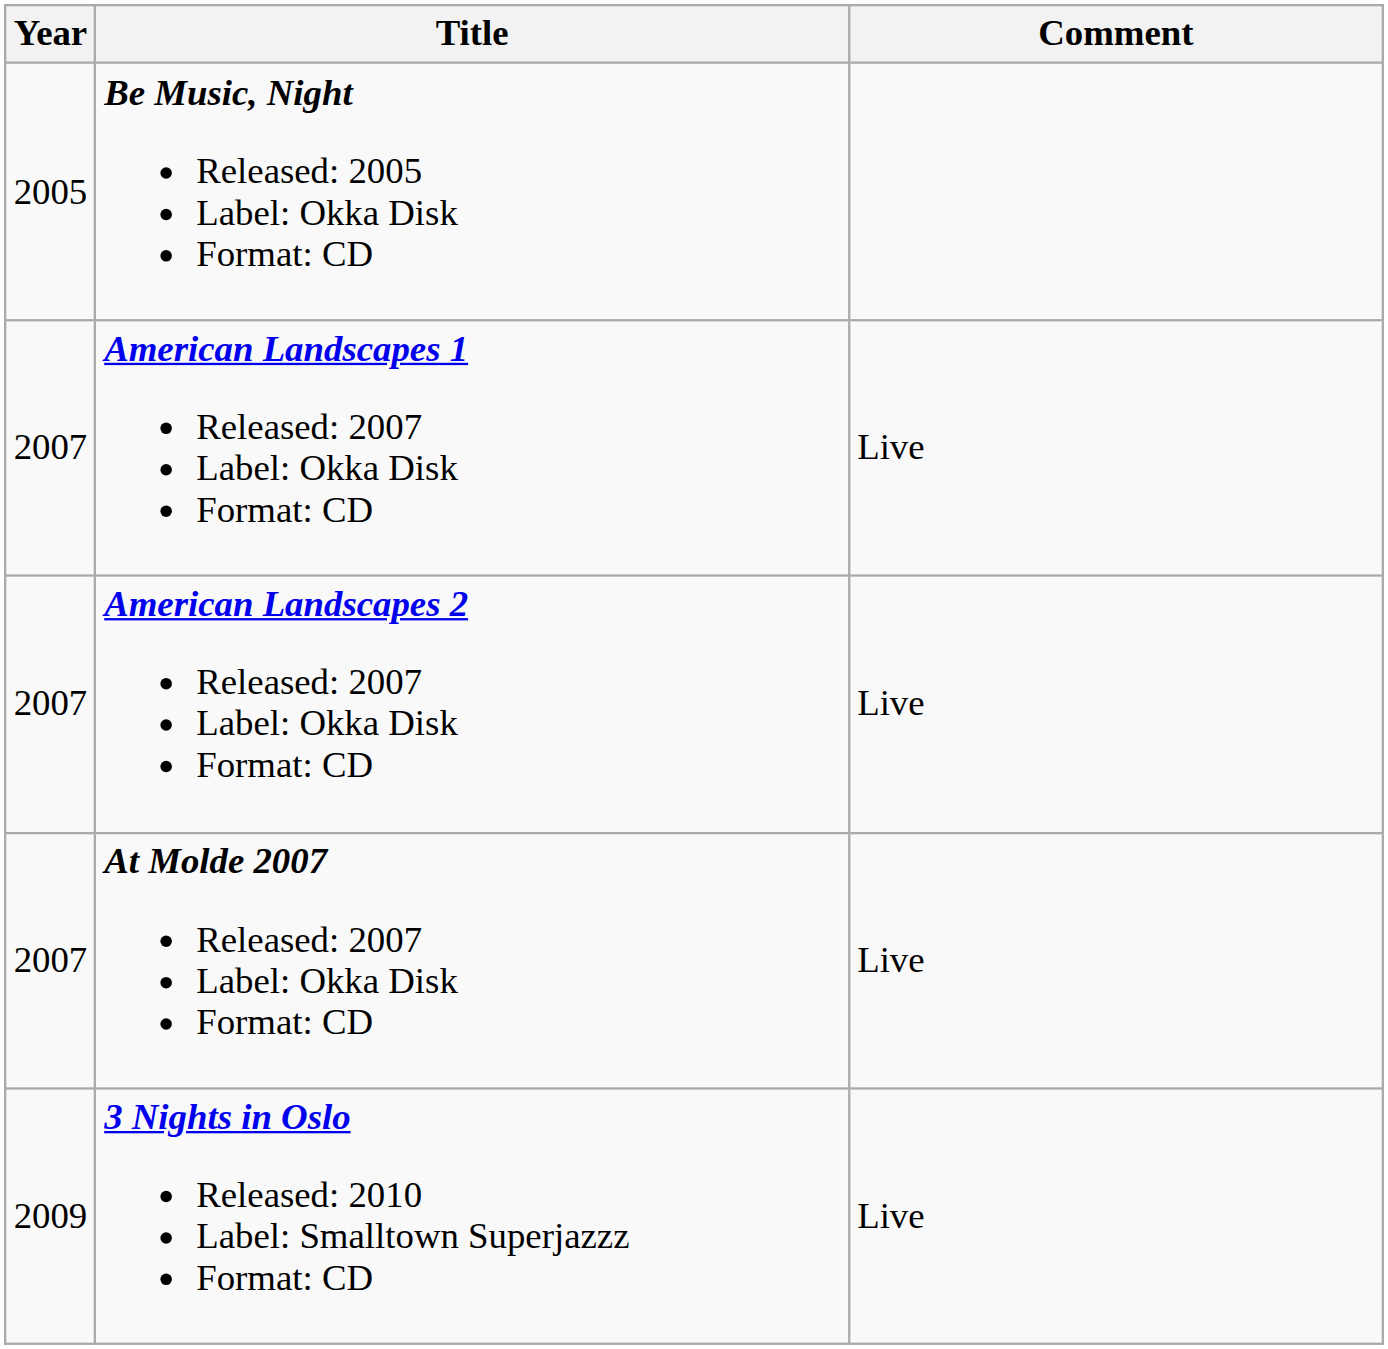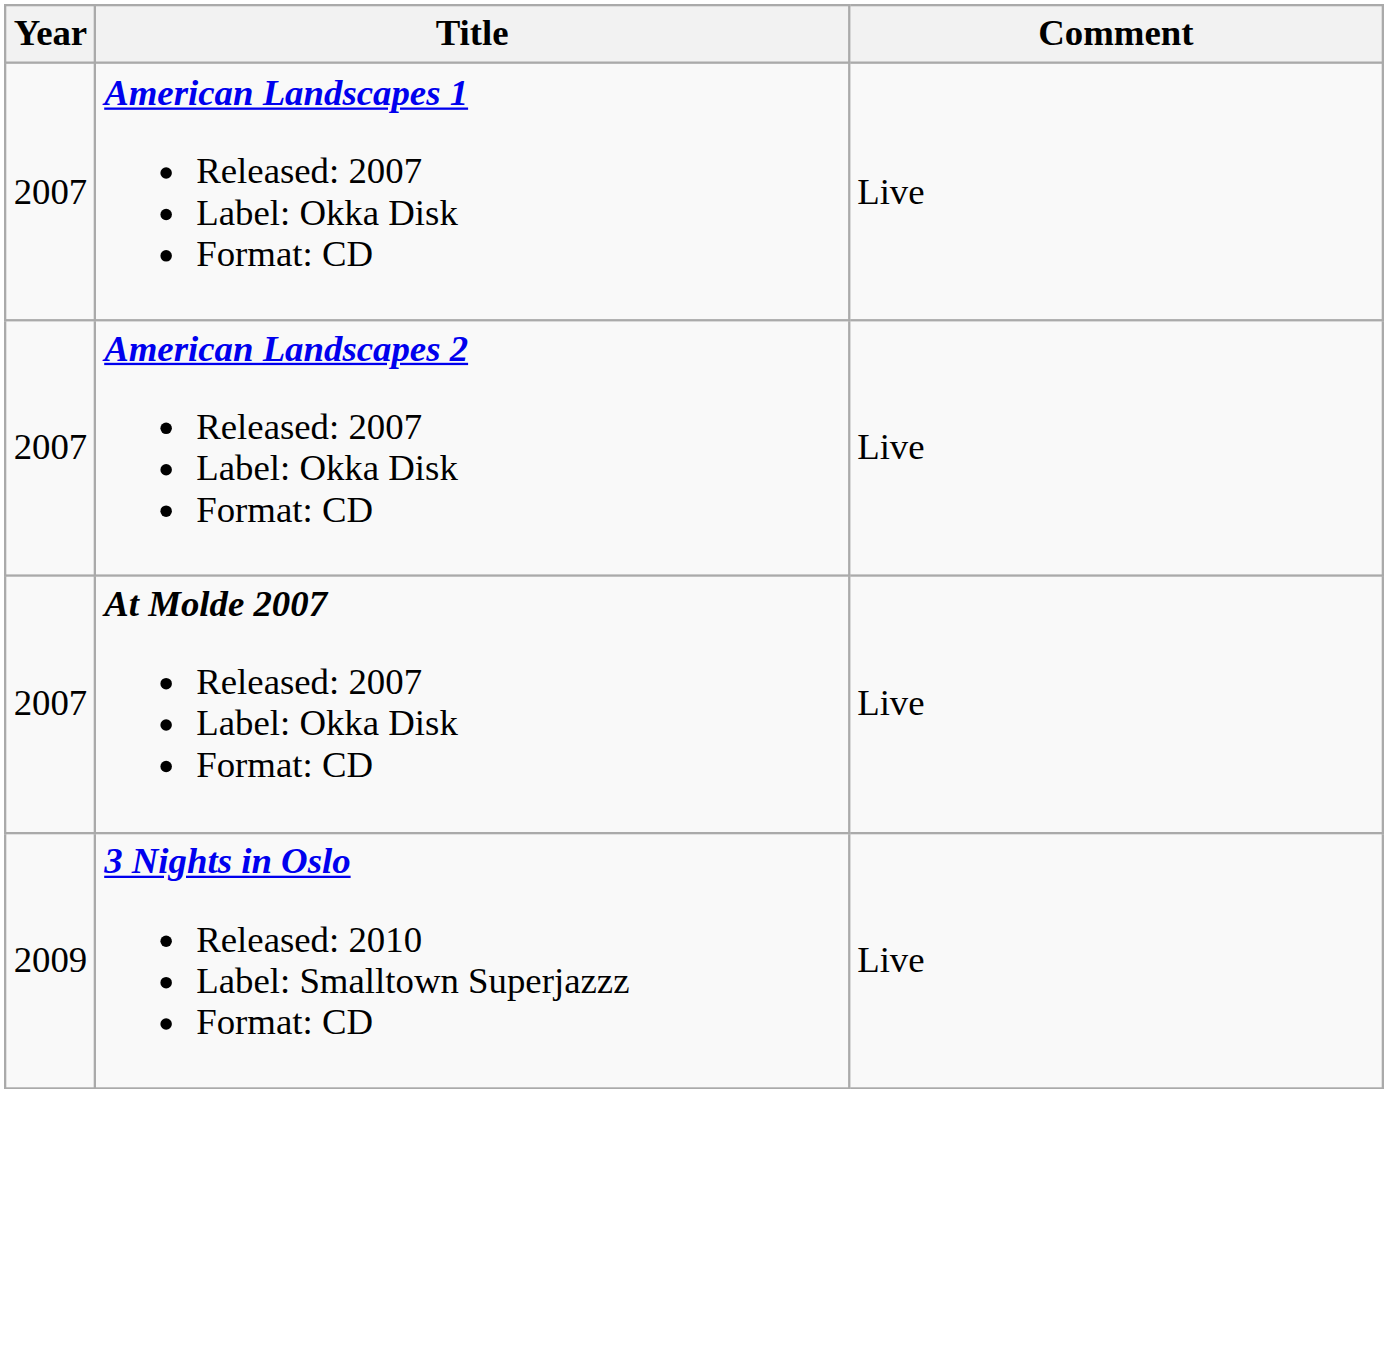- row: (472, 173)
